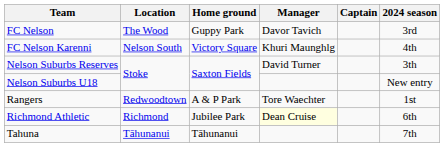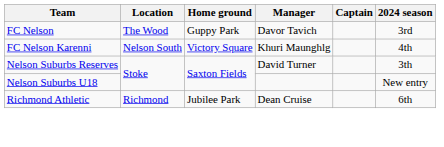- row: (25, 99)
(289, 116) lightyellow background -> (285, 99) no background
- row: (23, 133)
